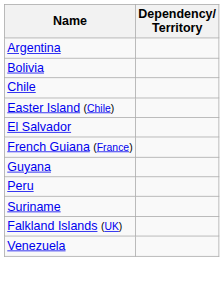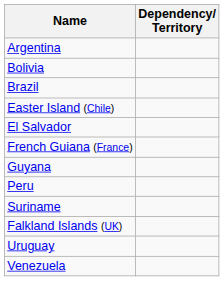+ row: (23, 87)
- row: (21, 87)
+ row: (31, 246)
